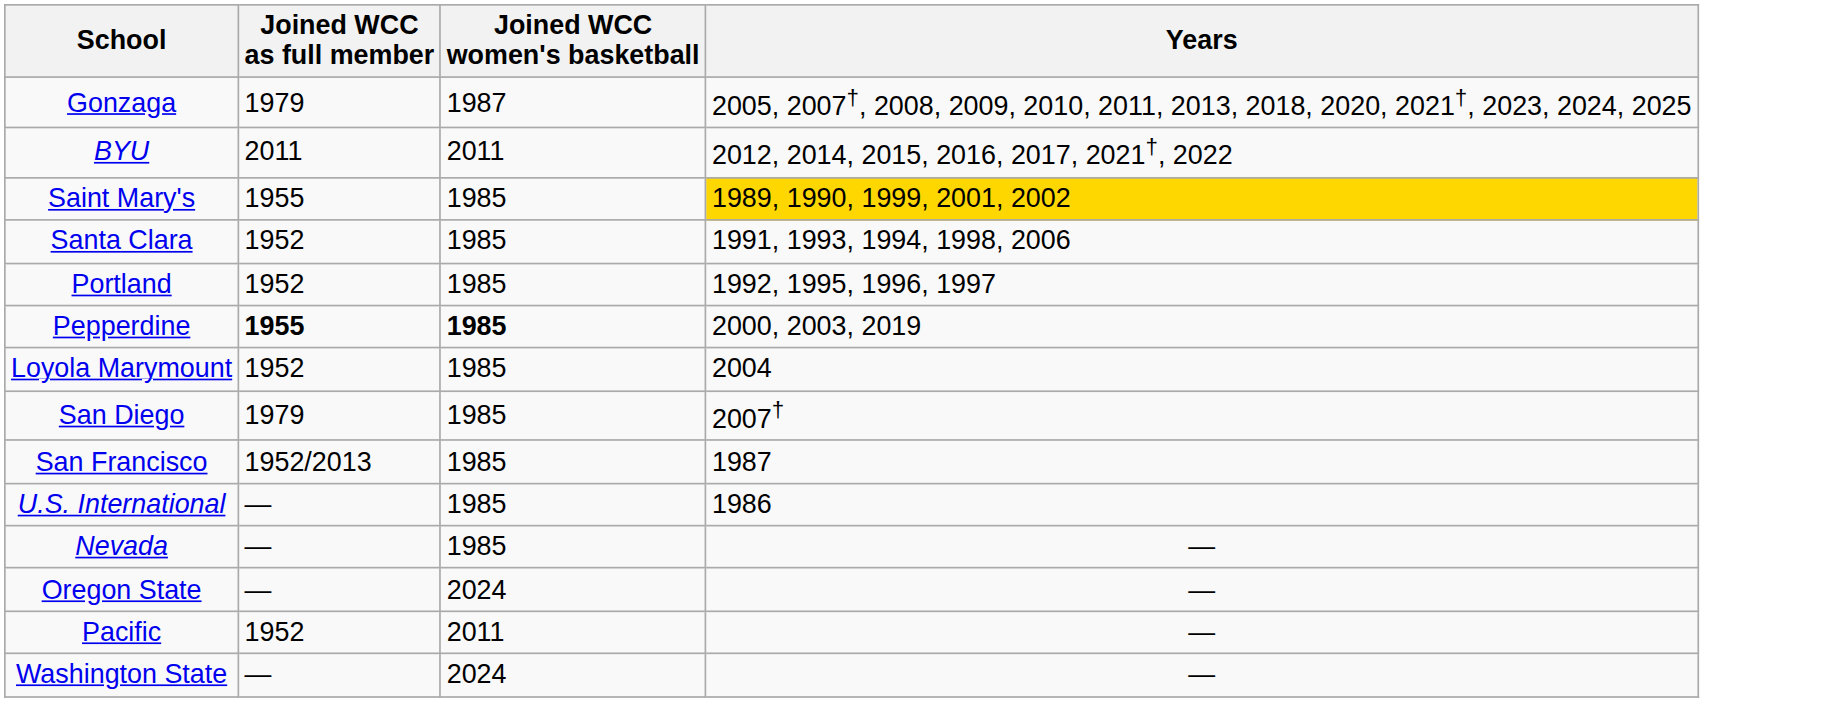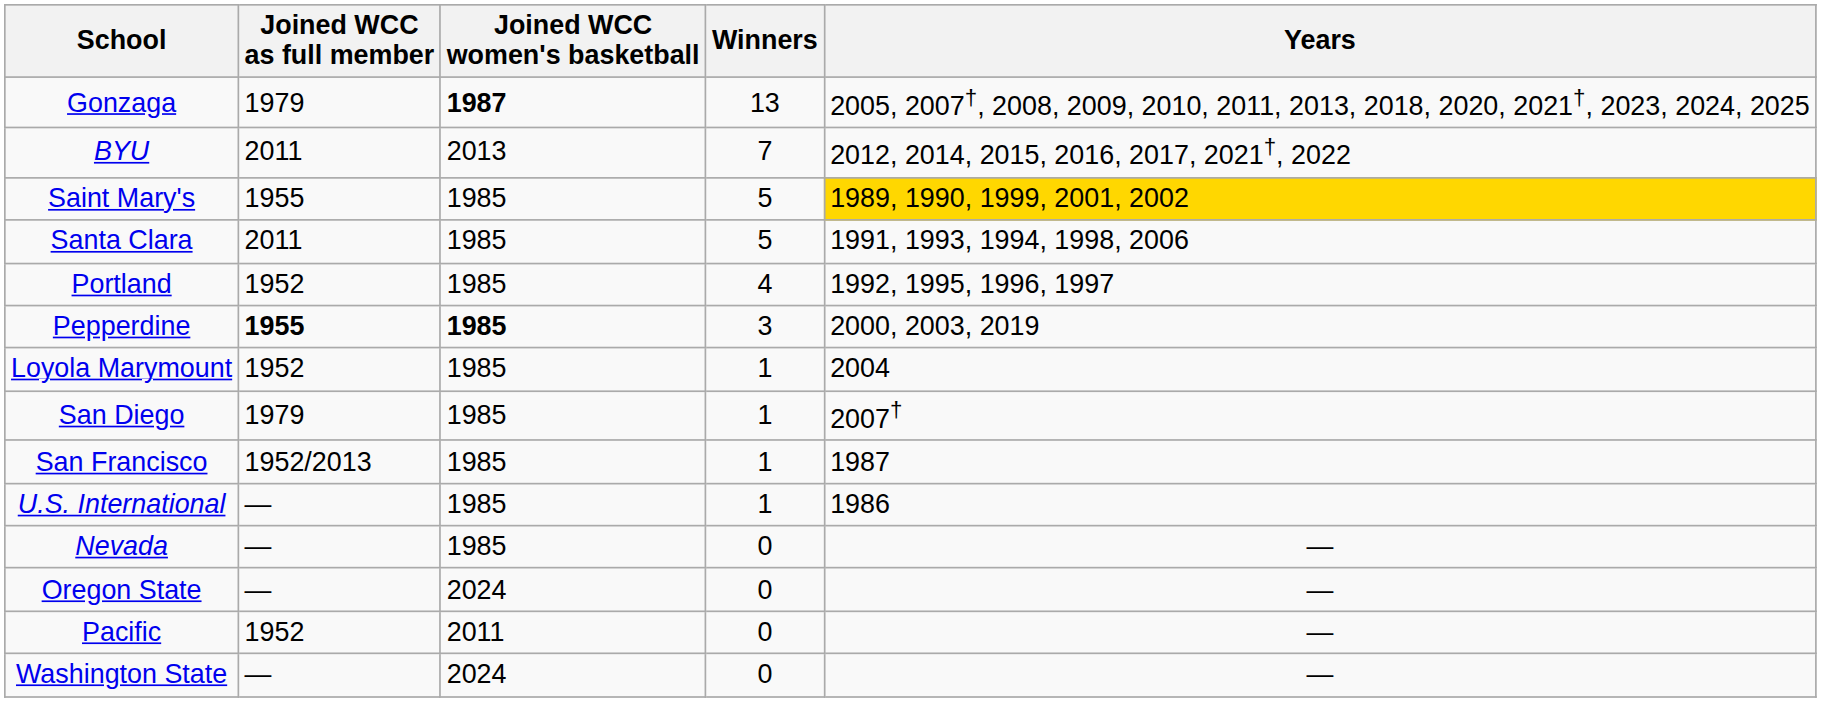+ column: (765, 40)
(477, 102) normal -> (477, 102) bold
(476, 152) 2011 -> (477, 152) 2013
(274, 241) 1952 -> (273, 241) 2011
